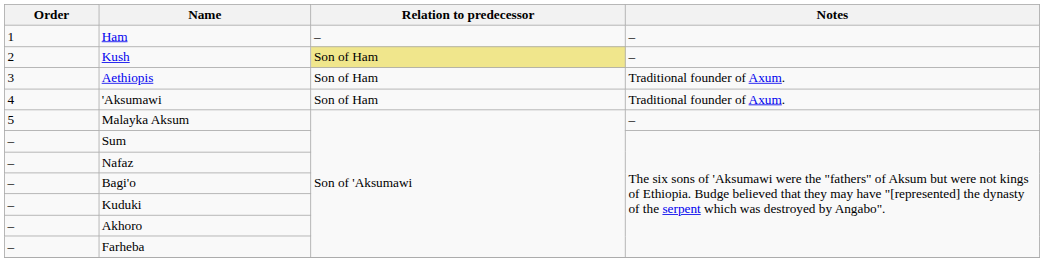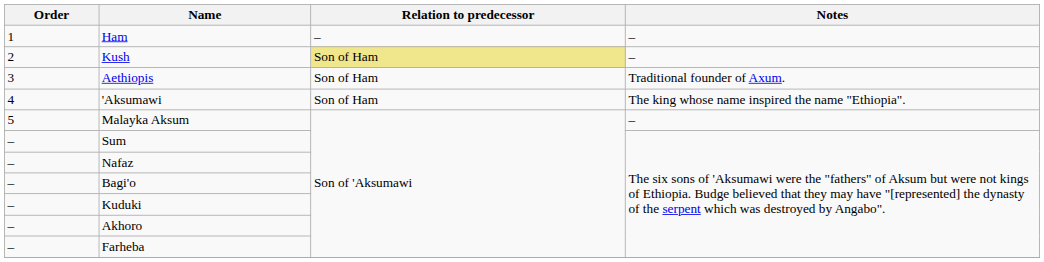(707, 99) Traditional founder of Axum. -> (767, 99) The king whose name inspired the name "Ethiopia".
